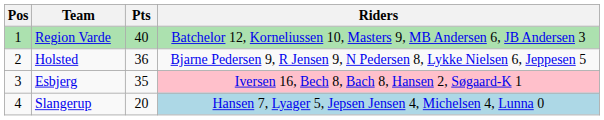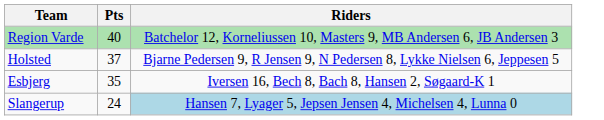- column: (18, 15)
(141, 59) 36 -> (114, 59) 37
(378, 81) pink background -> (351, 81) no background
(141, 103) 20 -> (114, 103) 24
